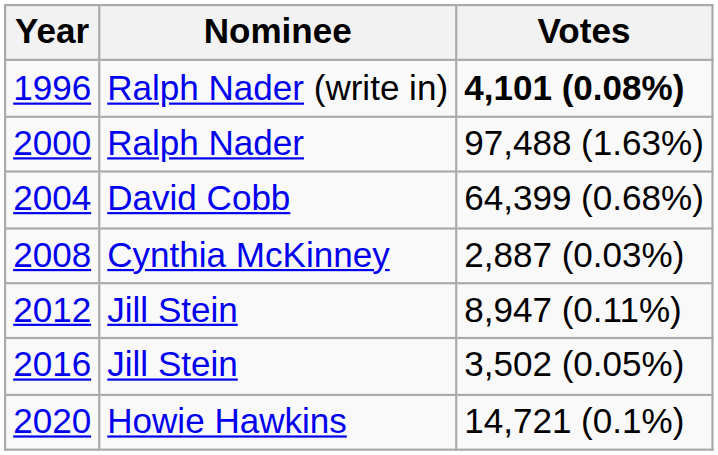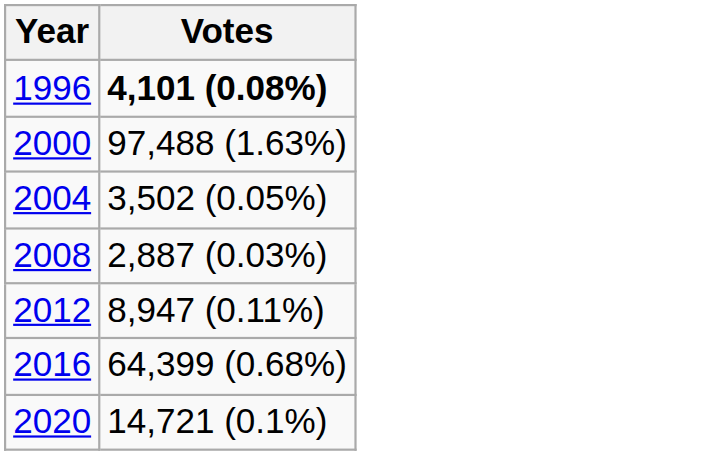- column: (278, 32)
(584, 198) 64,399 (0.68%) -> (217, 198) 3,502 (0.05%)
(574, 365) 3,502 (0.05%) -> (227, 365) 64,399 (0.68%)
